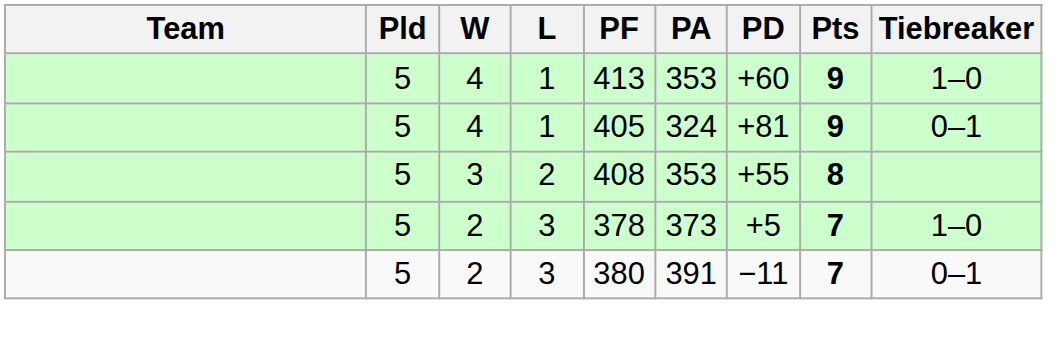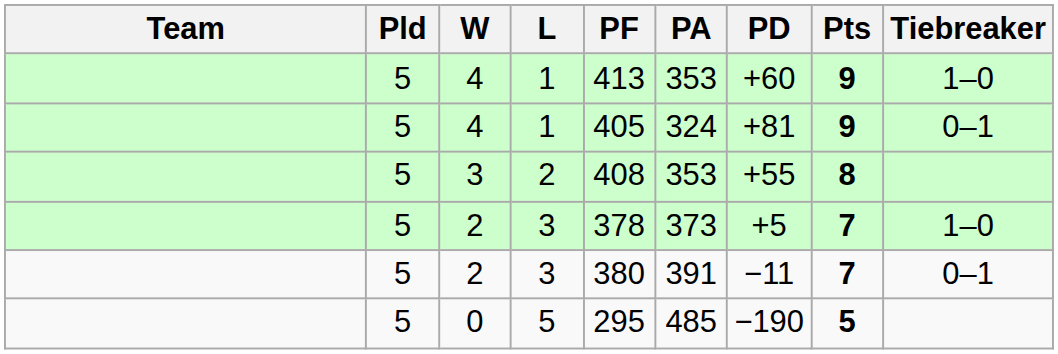+ row: (475, 322)
